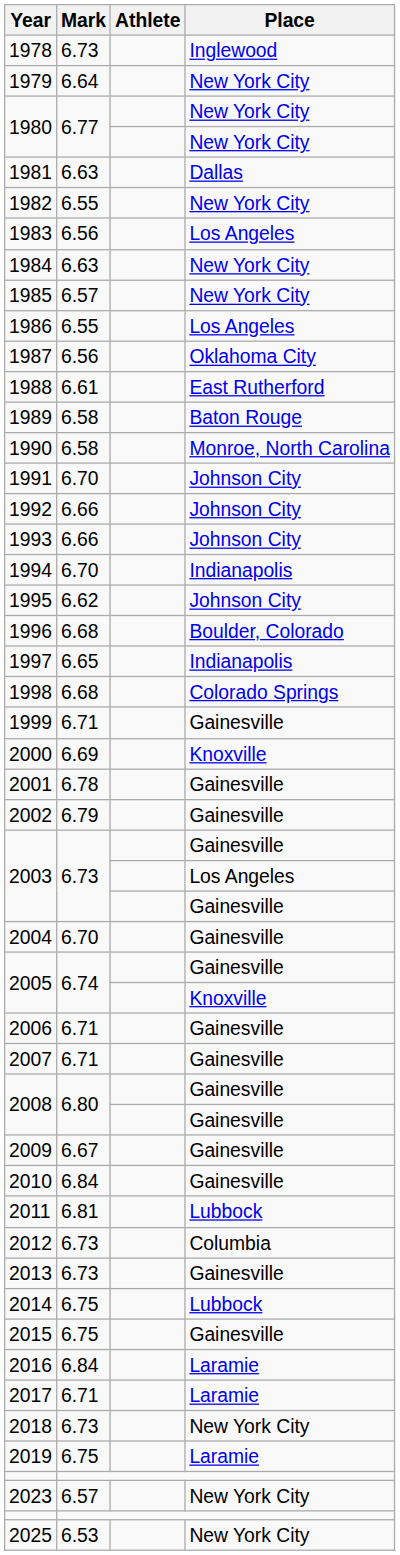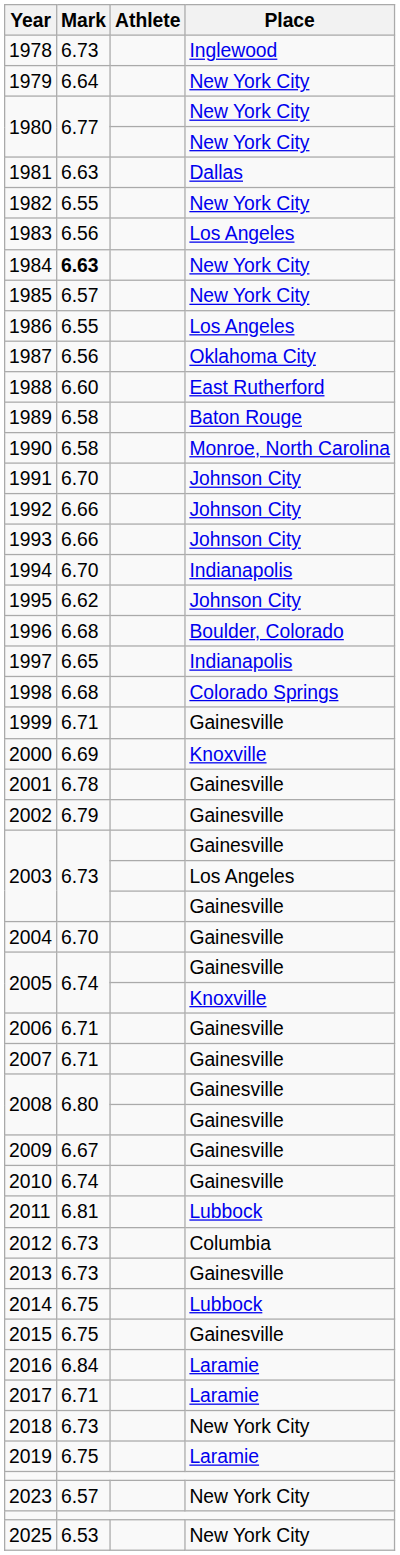(80, 265) normal -> (80, 265) bold
(80, 387) 6.61 -> (80, 387) 6.60
(80, 1181) 6.84 -> (80, 1181) 6.74
